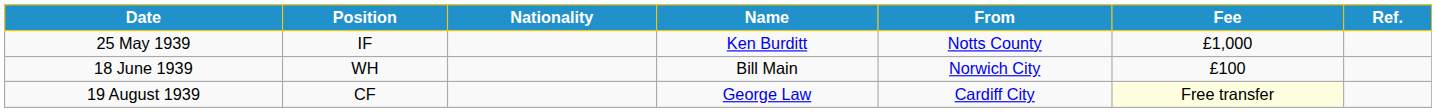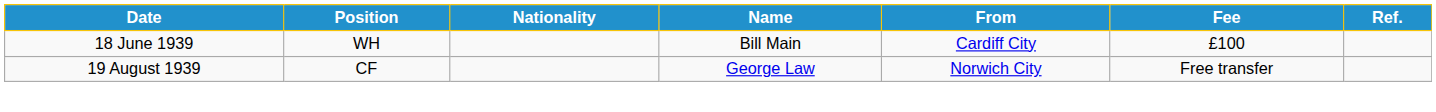- row: (143, 44)
(995, 69) Norwich City -> (996, 44) Cardiff City
(995, 95) Cardiff City -> (996, 69) Norwich City
(1228, 95) lightyellow background -> (1227, 69) no background
